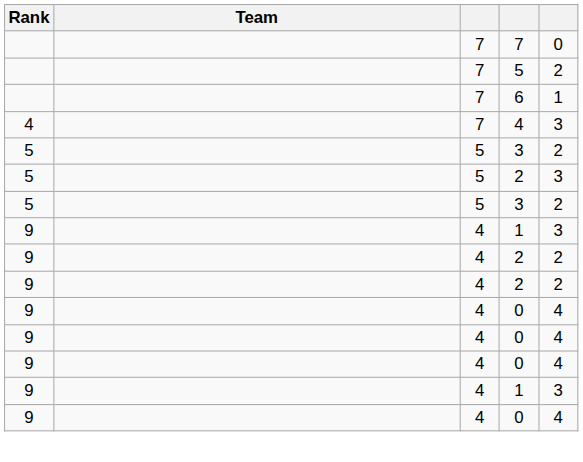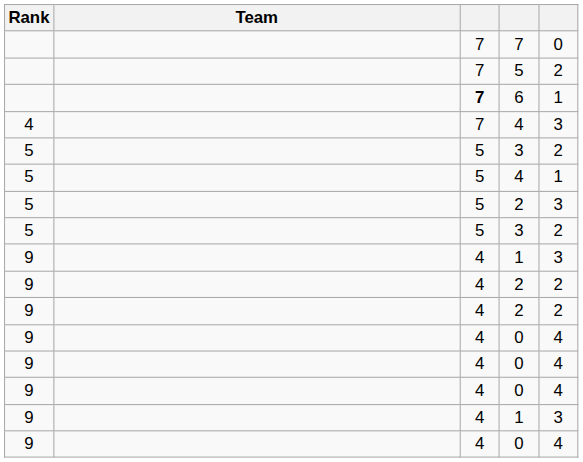(480, 97) normal -> (480, 97) bold
+ row: (29, 177)
